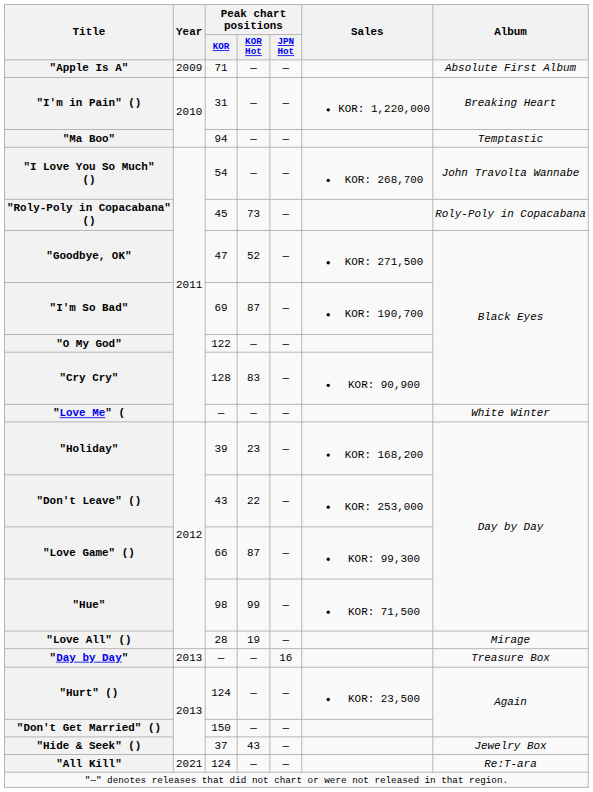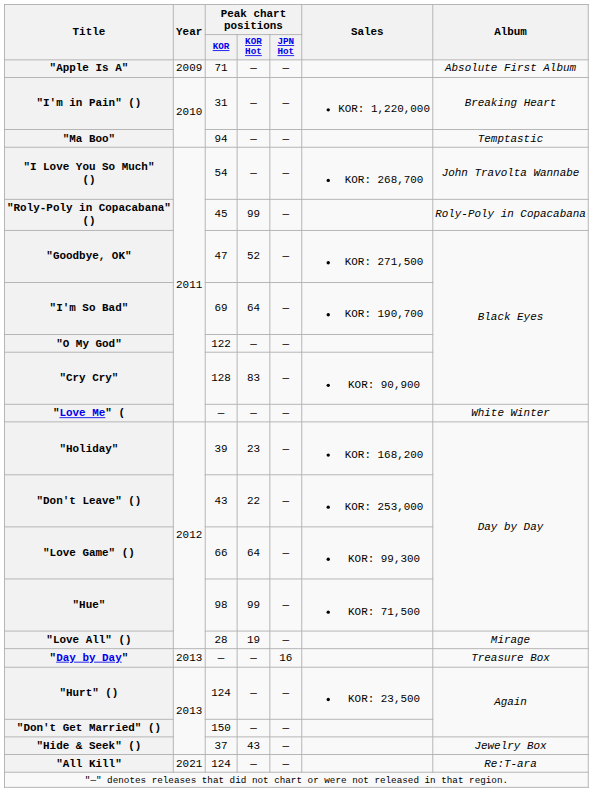(253, 215) 73 -> (253, 215) 99
(253, 308) 87 -> (253, 308) 64
(253, 553) 87 -> (253, 553) 64
